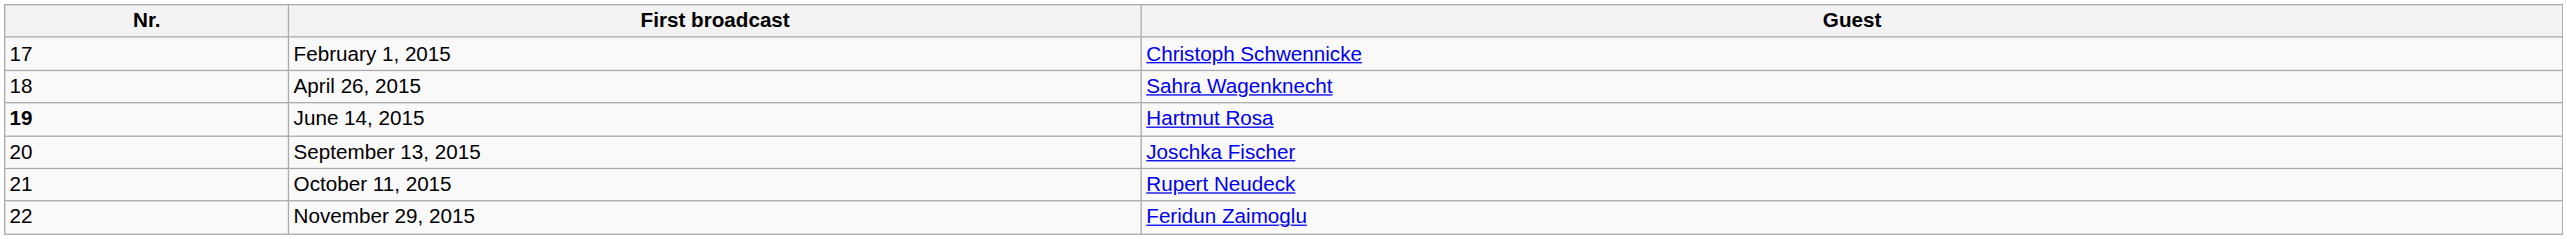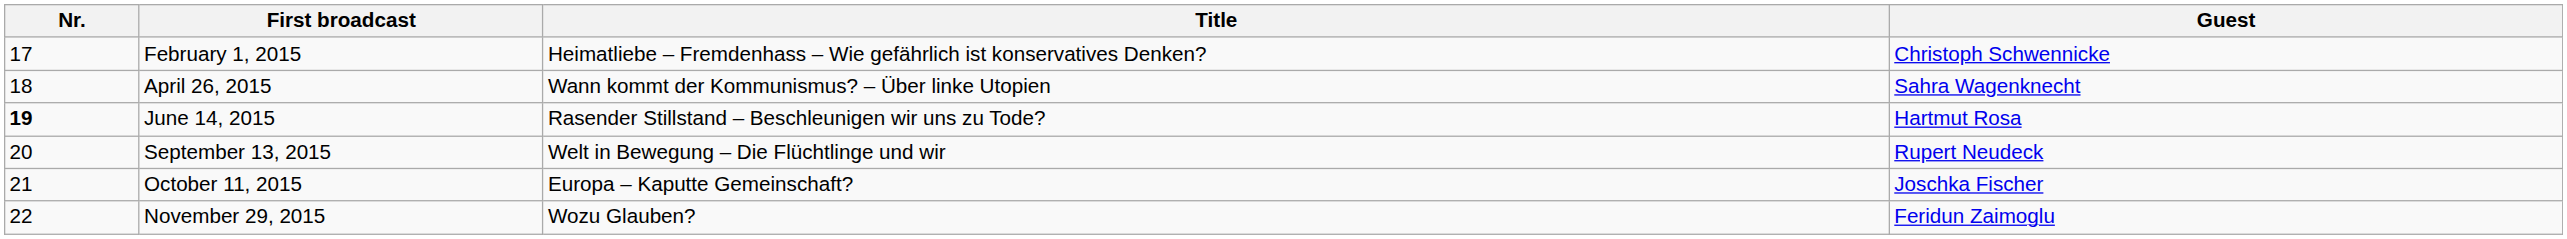+ column: (1216, 20)
(1221, 151) Joschka Fischer -> (1969, 151) Rupert Neudeck
(1221, 184) Rupert Neudeck -> (1969, 184) Joschka Fischer
